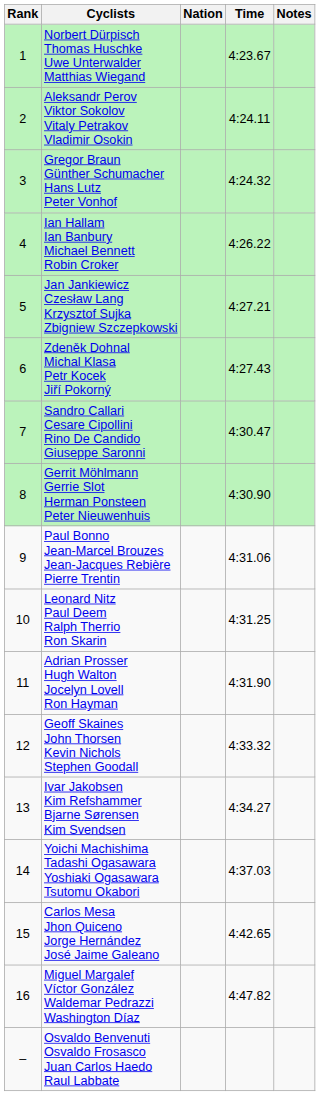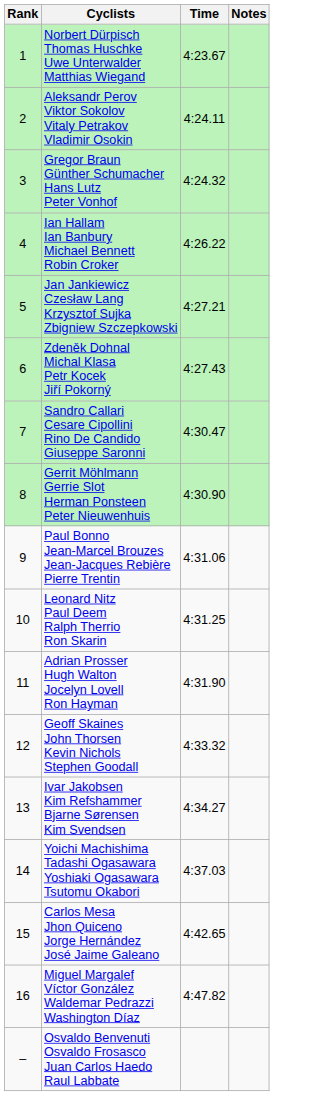- column: (203, 14)
